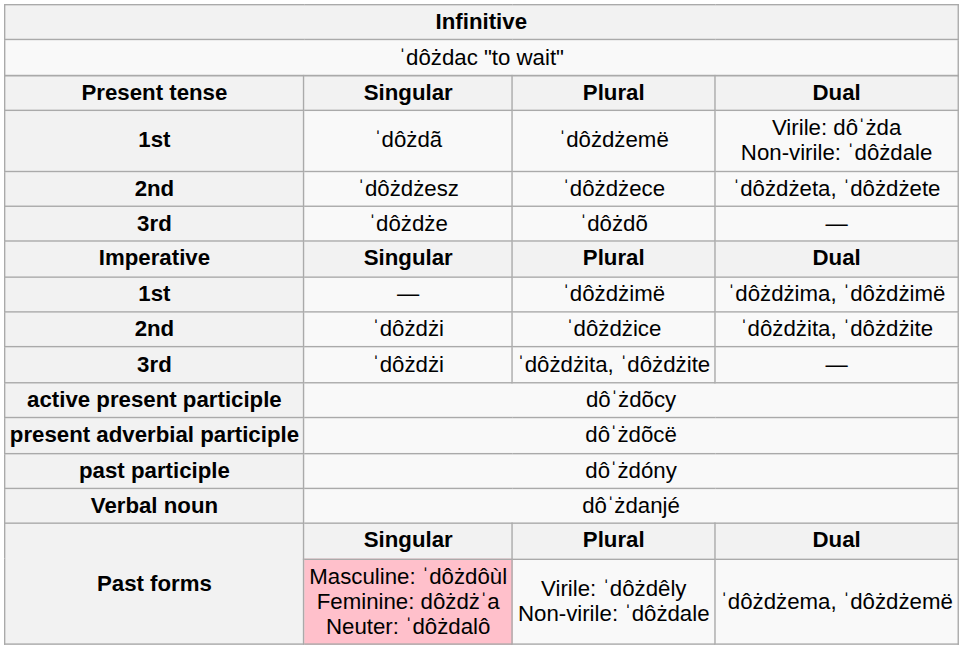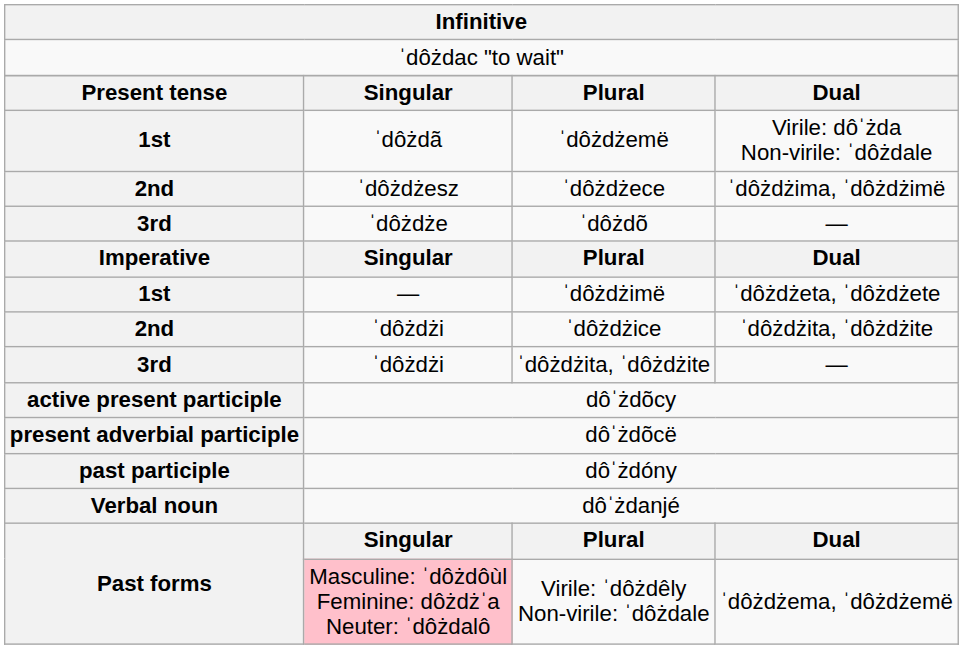(837, 188) ˈdôżdżeta, ˈdôżdżete -> (837, 188) ˈdôżdżima, ˈdôżdżimë
(837, 294) ˈdôżdżima, ˈdôżdżimë -> (837, 294) ˈdôżdżeta, ˈdôżdżete
